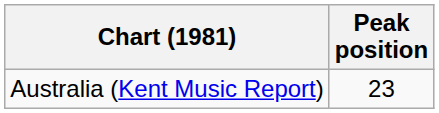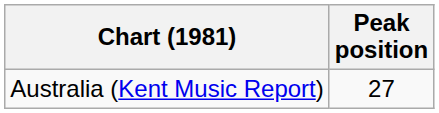(381, 88) 23 -> (381, 88) 27
